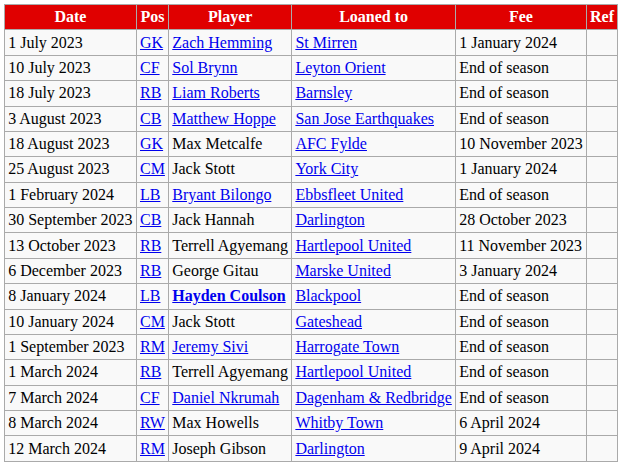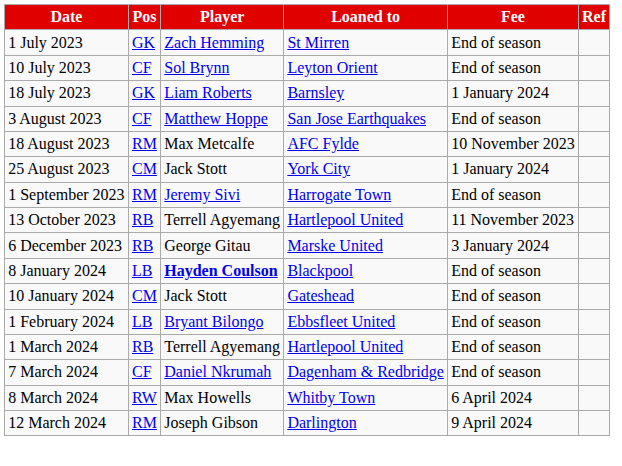(508, 42) 1 January 2024 -> (496, 42) End of season
(151, 93) RB -> (144, 93) GK
(504, 93) End of season -> (500, 93) 1 January 2024
(151, 118) CB -> (142, 118) CF
(152, 144) GK -> (144, 144) RM
rows swapped: (66, 347) <-> (61, 194)
- row: (70, 220)
